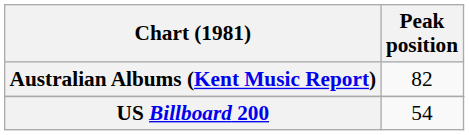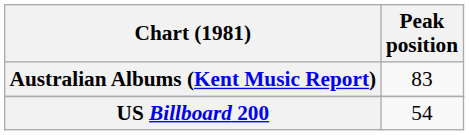(422, 79) 82 -> (422, 79) 83
